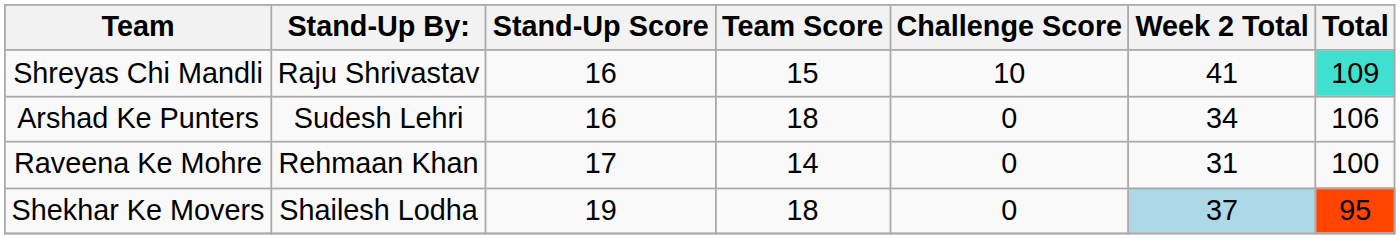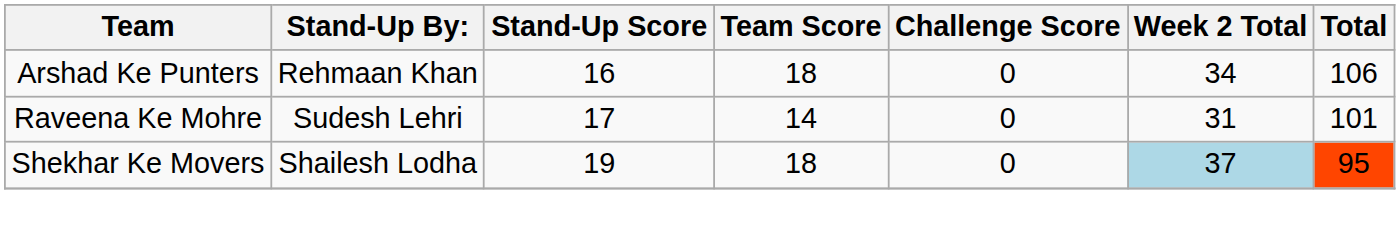- row: (138, 73)
(379, 118) Sudesh Lehri -> (378, 73) Rehmaan Khan
(379, 164) Rehmaan Khan -> (378, 118) Sudesh Lehri
(1355, 164) 100 -> (1354, 118) 101
